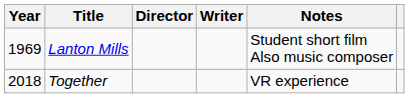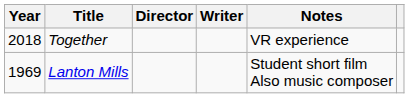rows swapped: (88, 48) <-> (78, 81)
